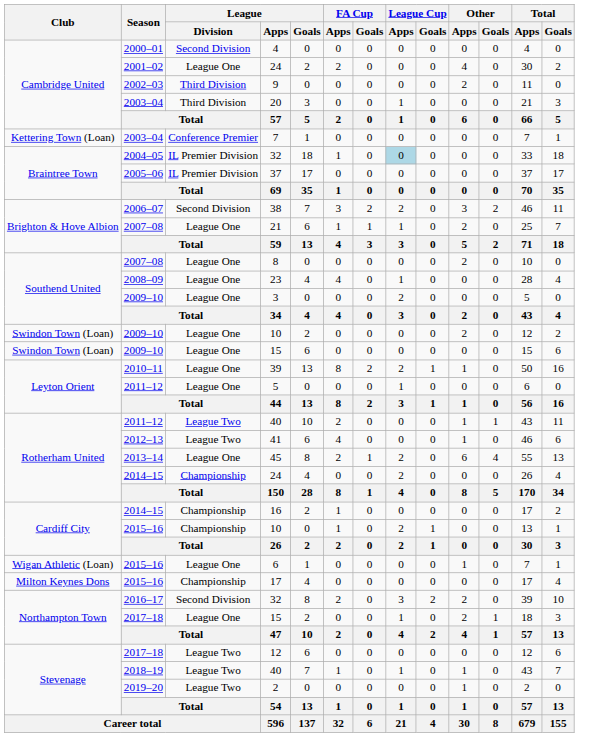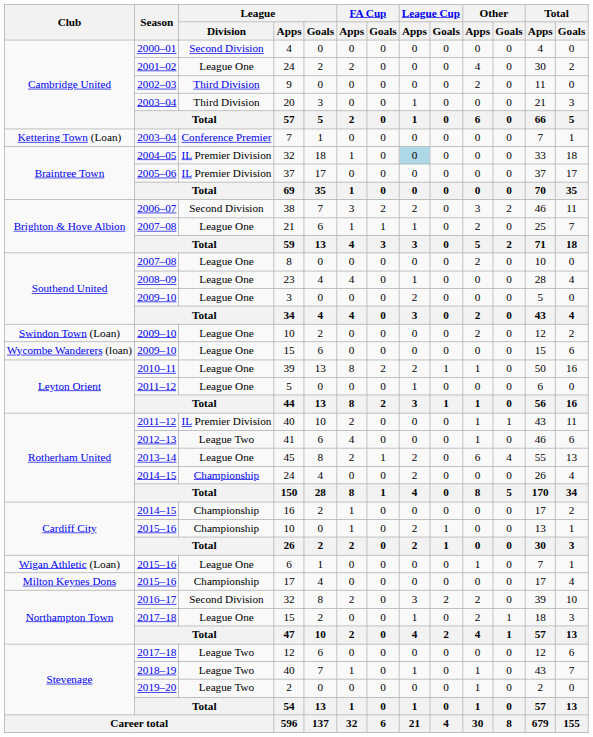(63, 350) Swindon Town (Loan) -> (69, 350) Wycombe Wanderers (loan)
(213, 421) League Two -> (226, 421) IL Premier Division
